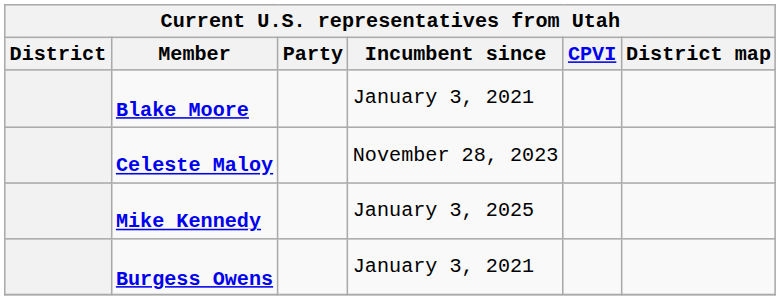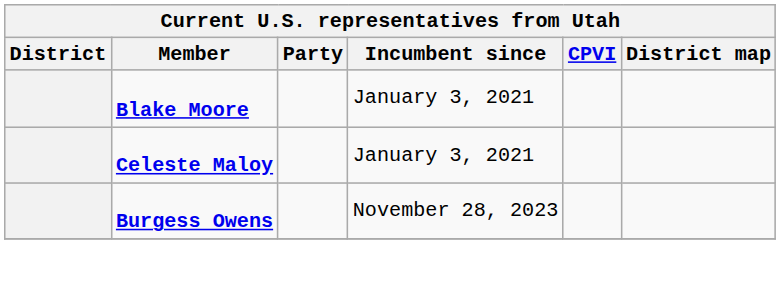(456, 155) November 28, 2023 -> (443, 155) January 3, 2021
- row: (188, 222)
(443, 267) January 3, 2021 -> (456, 211) November 28, 2023
